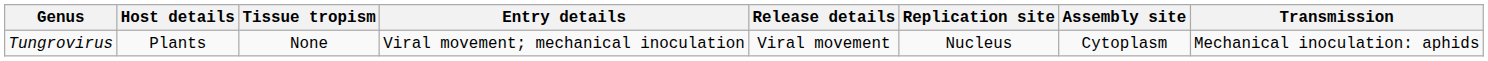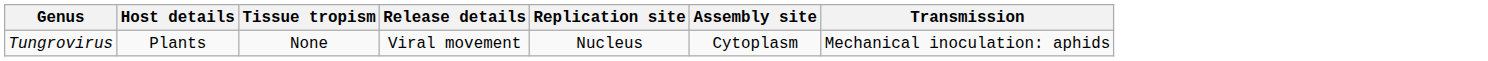- column: (564, 18)
